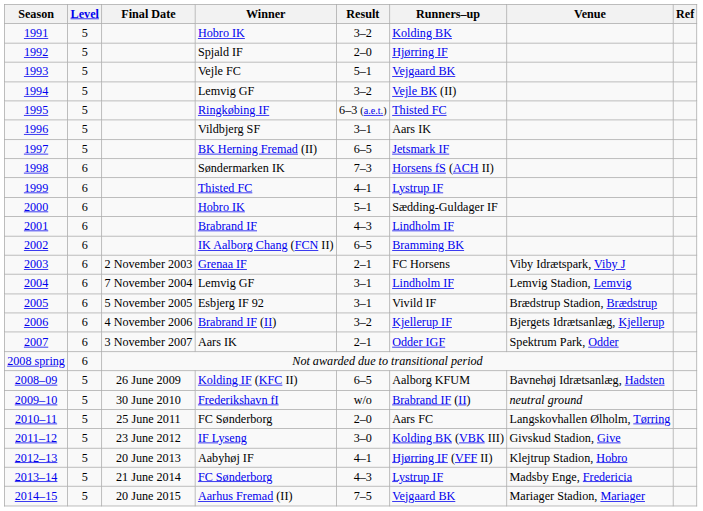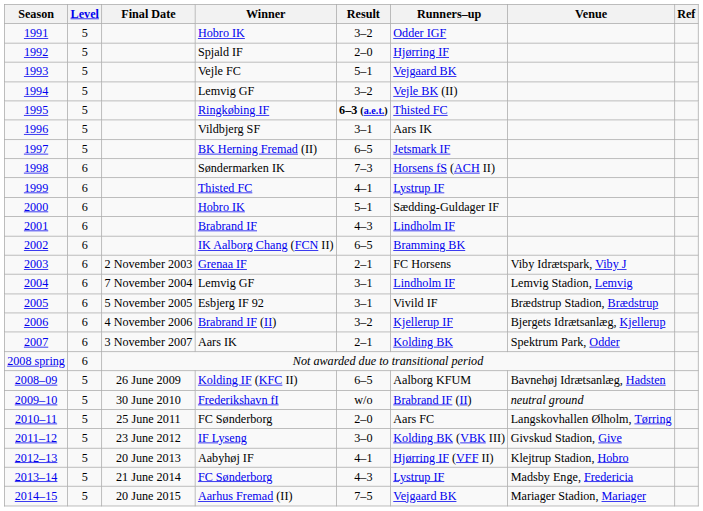(422, 33) Kolding BK -> (420, 33) Odder IGF
(363, 110) normal -> (363, 110) bold
(419, 341) Odder IGF -> (423, 341) Kolding BK
